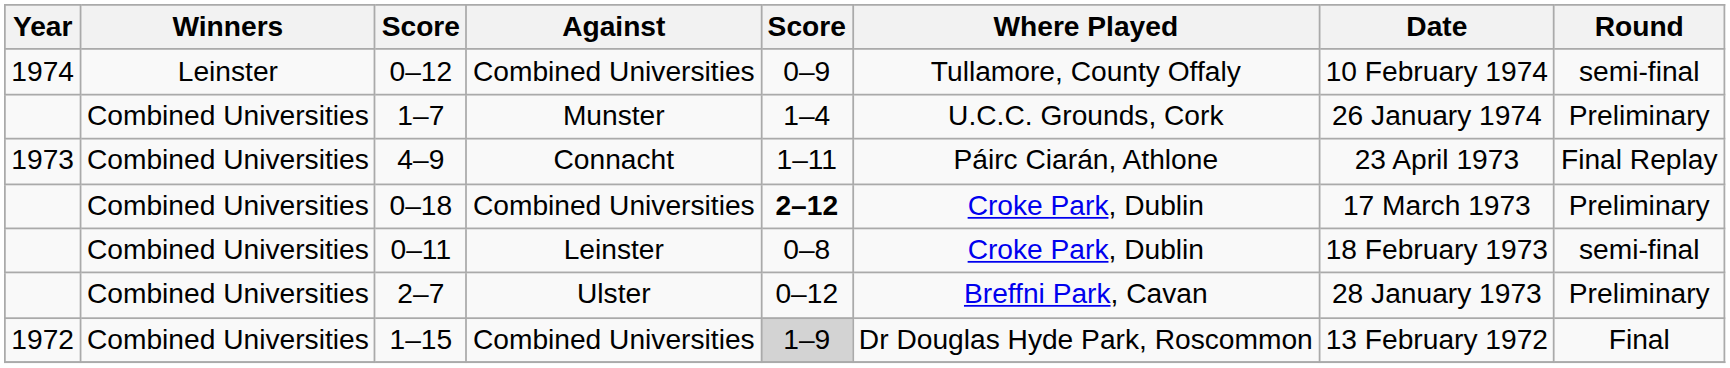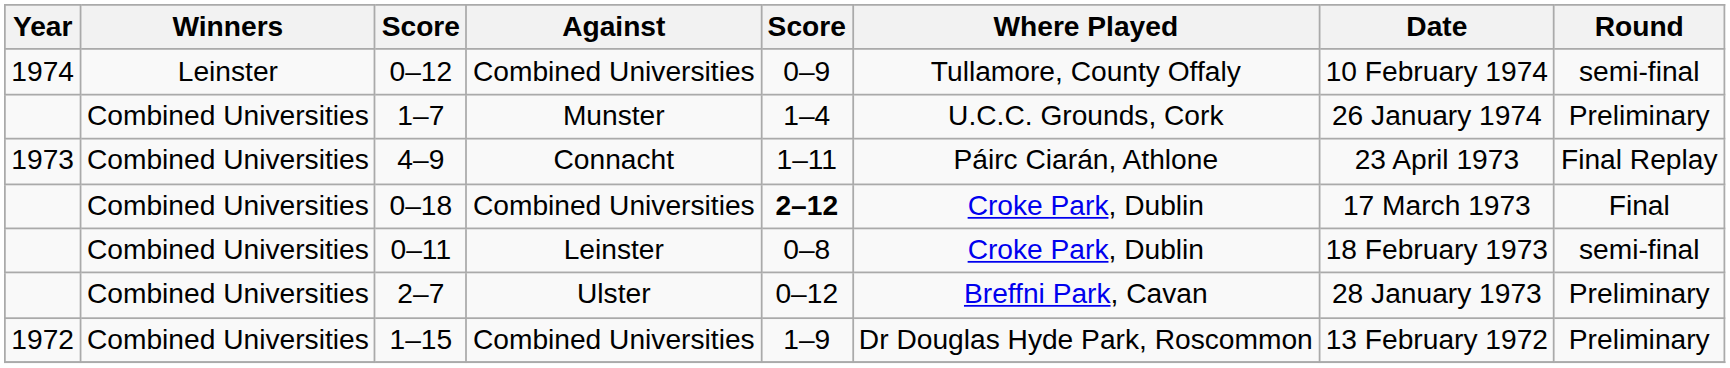(1639, 205) Preliminary -> (1639, 205) Final
(807, 339) lightgrey background -> (807, 339) no background
(1639, 339) Final -> (1639, 339) Preliminary
